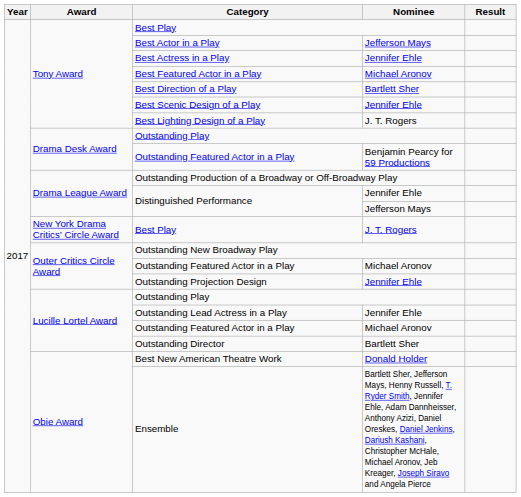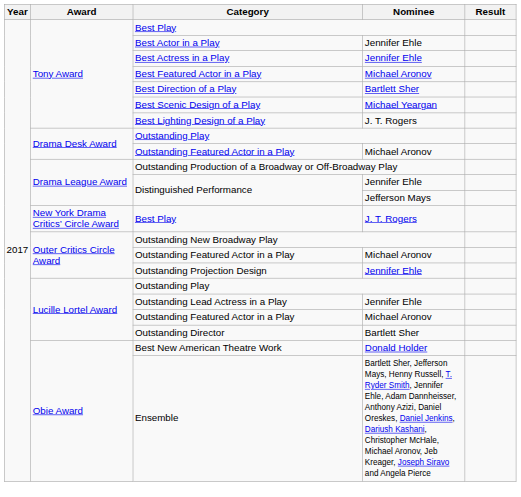(398, 43) Jefferson Mays -> (393, 43) Jennifer Ehle
(393, 105) Jennifer Ehle -> (401, 105) Michael Yeargan
(409, 157) Benjamin Pearcy for 59 Productions -> (398, 151) Michael Aronov
